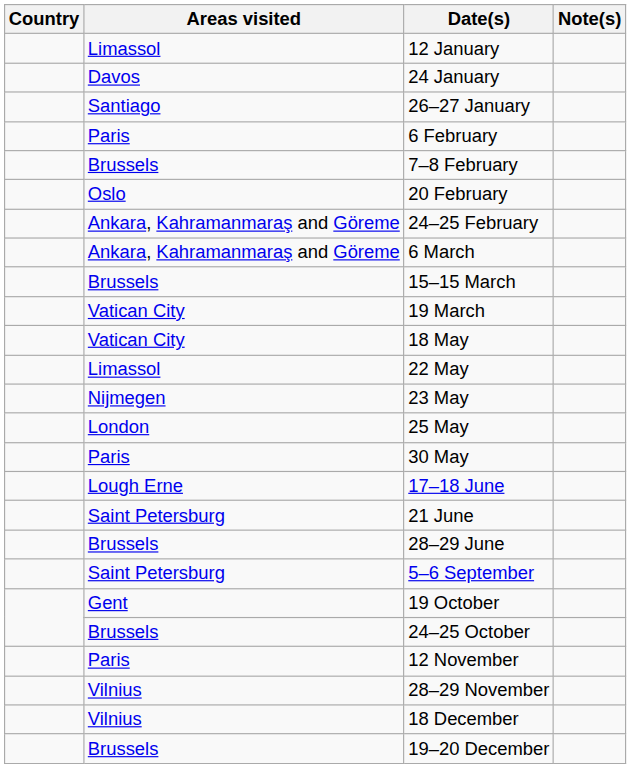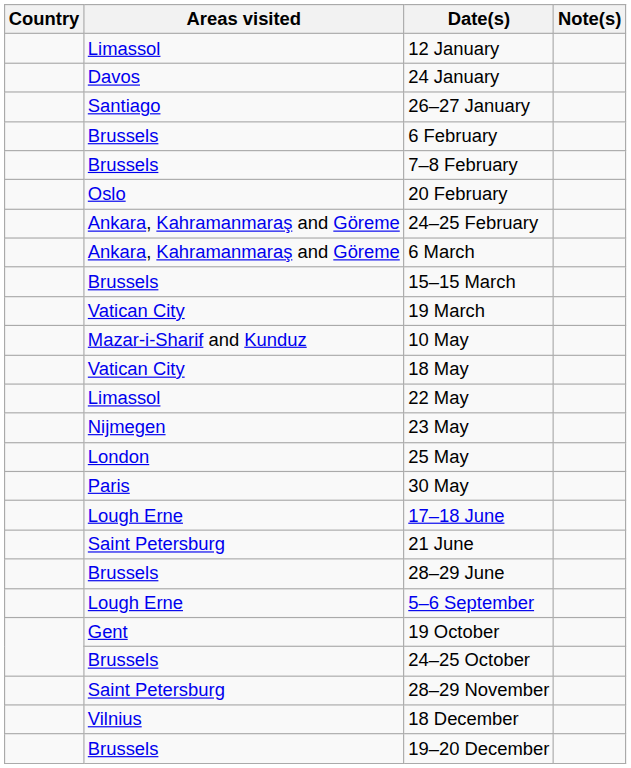(109, 135) Paris -> (123, 135) Brussels
+ row: (438, 340)
(156, 573) Saint Petersburg -> (135, 602) Lough Erne
- row: (463, 661)
(115, 690) Vilnius -> (156, 690) Saint Petersburg
